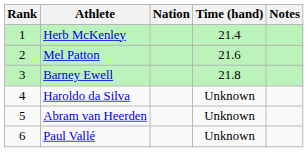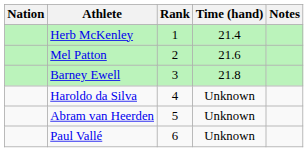columns swapped: (22, 14) <-> (171, 14)
